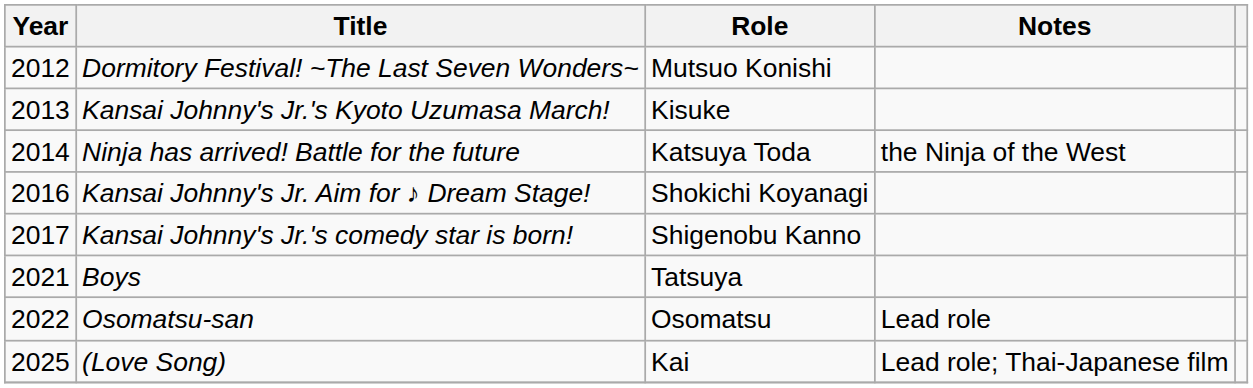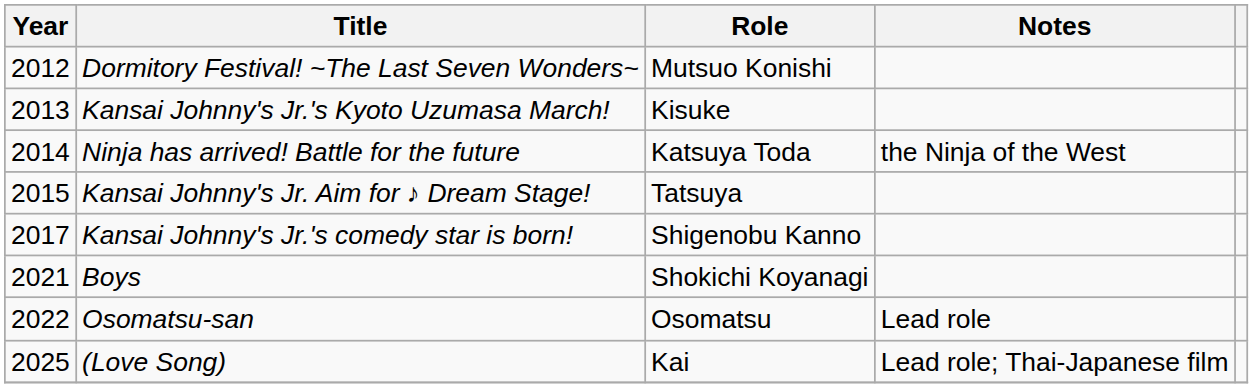(40, 193) 2016 -> (40, 193) 2015
(760, 193) Shokichi Koyanagi -> (697, 193) Tatsuya
(697, 277) Tatsuya -> (760, 277) Shokichi Koyanagi
